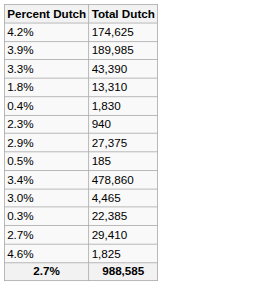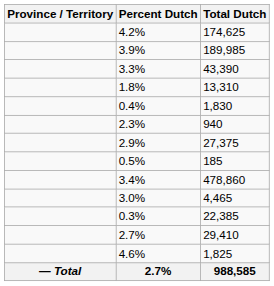+ column: (60, 14)
